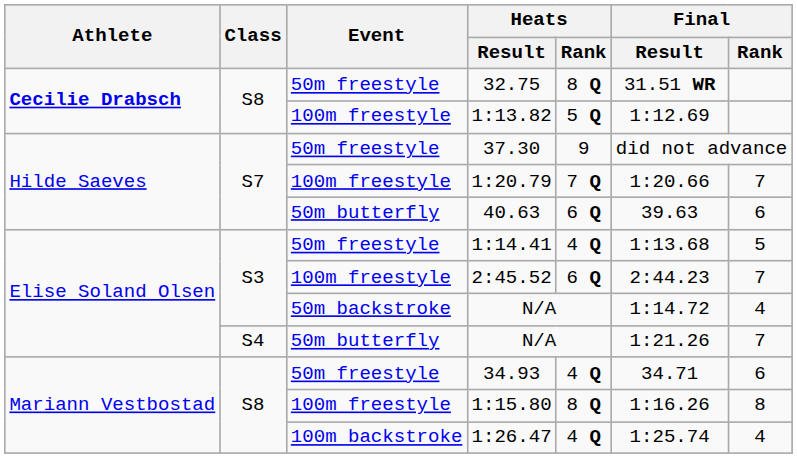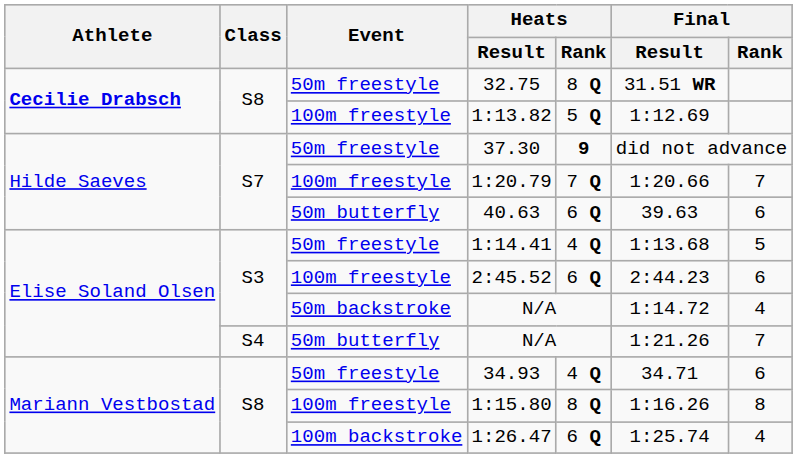(584, 149) normal -> (584, 149) bold
(760, 277) 7 -> (760, 277) 6
(584, 437) 4 Q -> (584, 437) 6 Q
